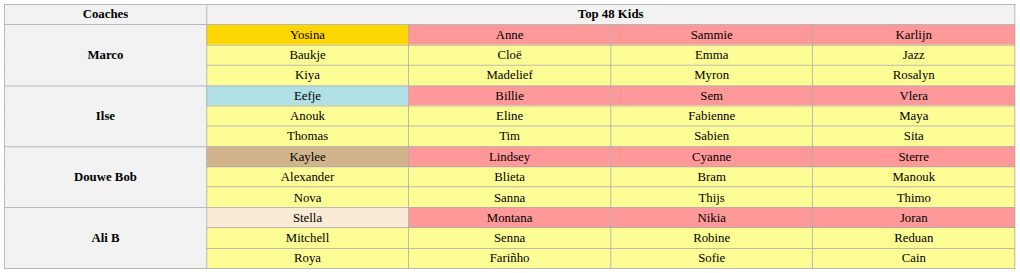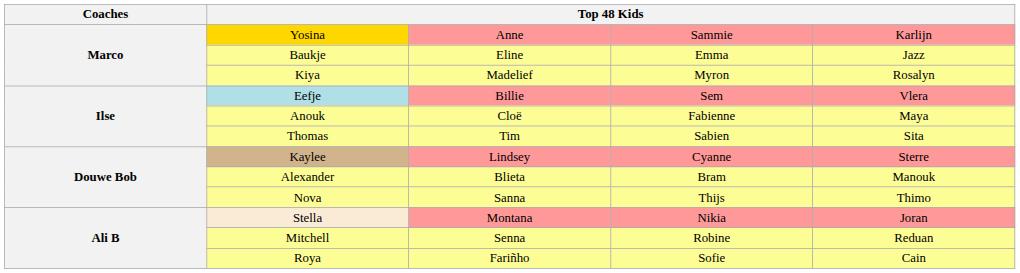(510, 55) Cloë -> (510, 55) Eline
(510, 116) Eline -> (510, 116) Cloë
